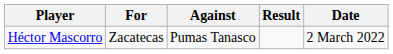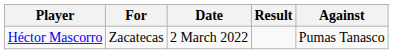columns swapped: (213, 15) <-> (346, 15)
